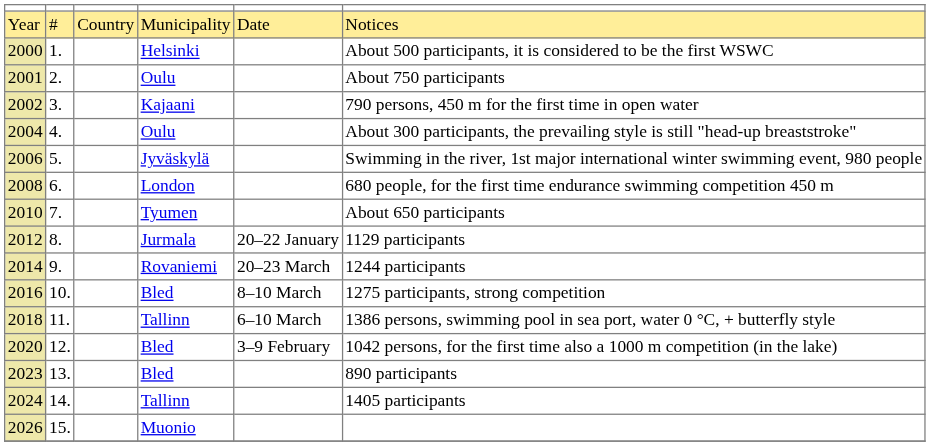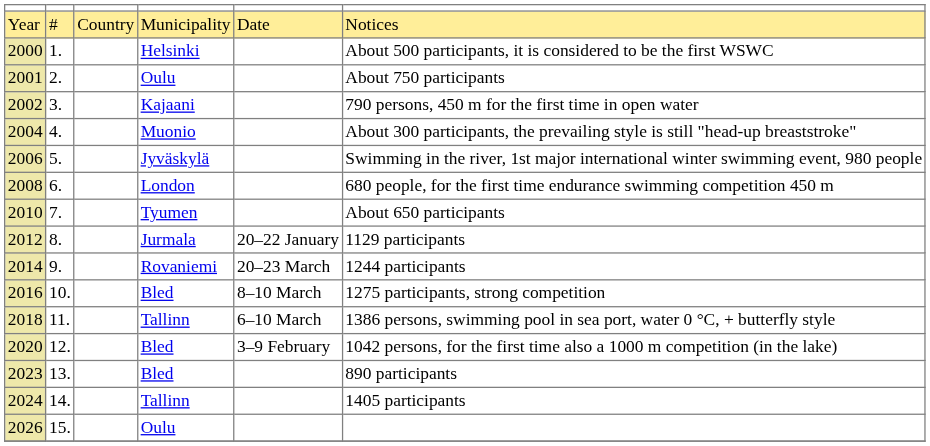(158, 131) Oulu -> (168, 131) Muonio
(168, 427) Muonio -> (158, 427) Oulu
